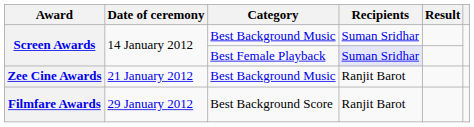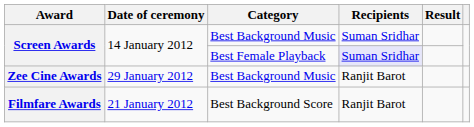(150, 76) 21 January 2012 -> (150, 76) 29 January 2012
(150, 104) 29 January 2012 -> (150, 104) 21 January 2012
